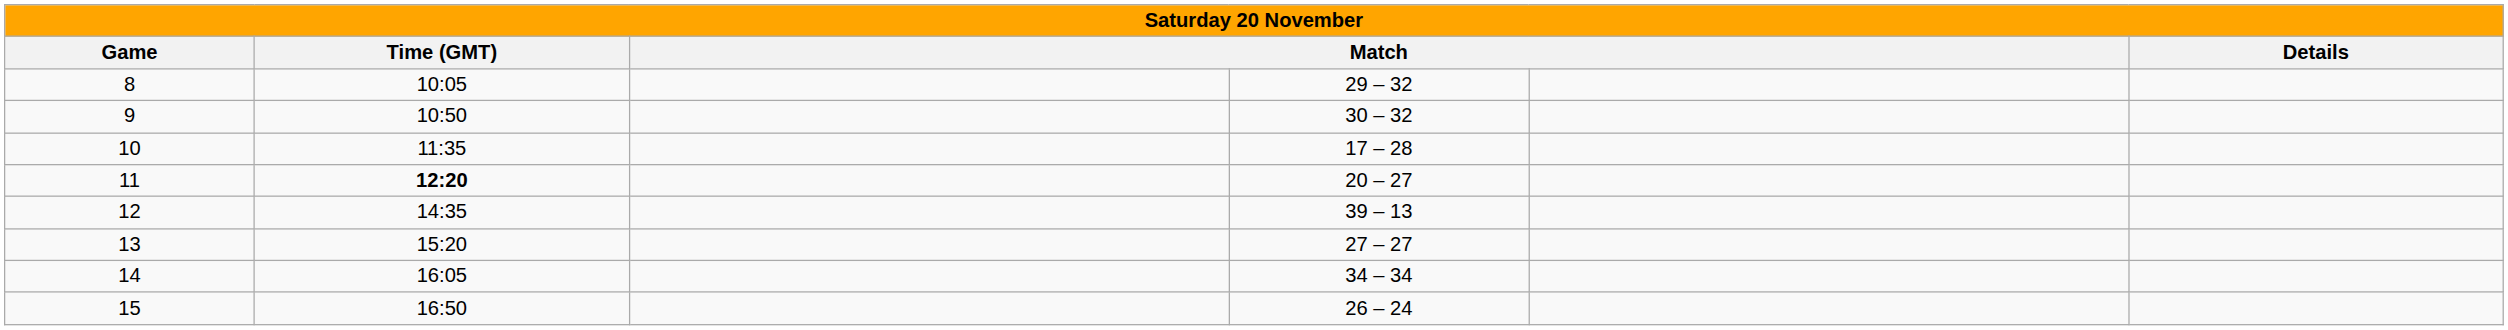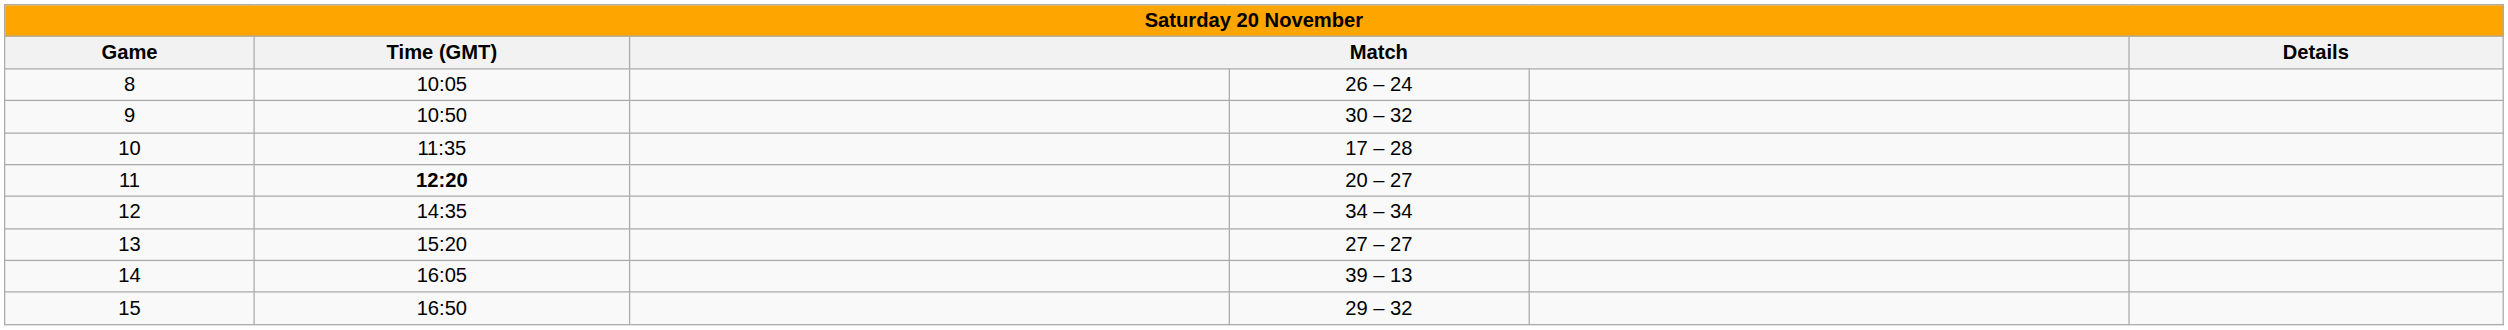(1379, 84) 29 – 32 -> (1379, 84) 26 – 24
(1379, 212) 39 – 13 -> (1379, 212) 34 – 34
(1379, 276) 34 – 34 -> (1379, 276) 39 – 13
(1379, 308) 26 – 24 -> (1379, 308) 29 – 32
